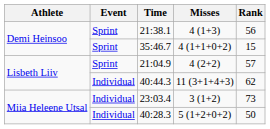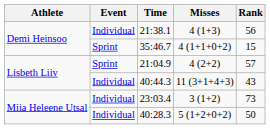(105, 30) Sprint -> (114, 30) Individual
(251, 81) 62 -> (251, 81) 43
